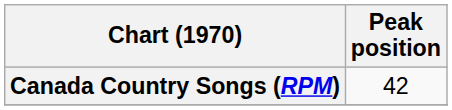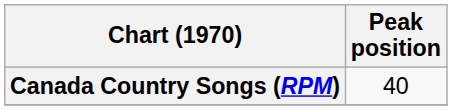(396, 85) 42 -> (396, 85) 40
